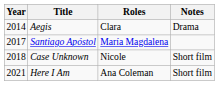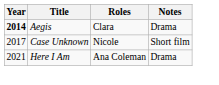(16, 27) normal -> (16, 27) bold
- row: (63, 42)
(16, 57) 2018 -> (16, 42) 2017
(192, 73) Short film -> (163, 57) Drama
